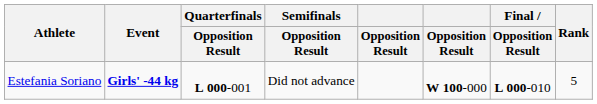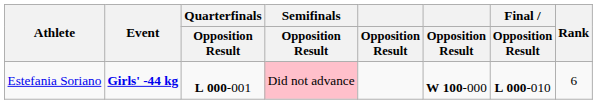(311, 80) no background -> (311, 80) pink background
(574, 80) 5 -> (574, 80) 6
